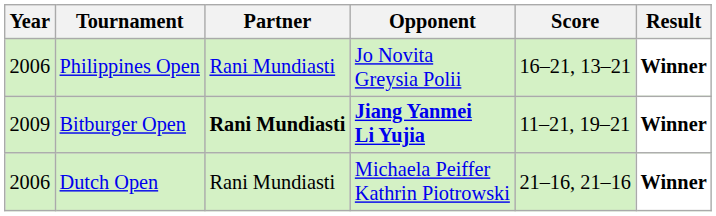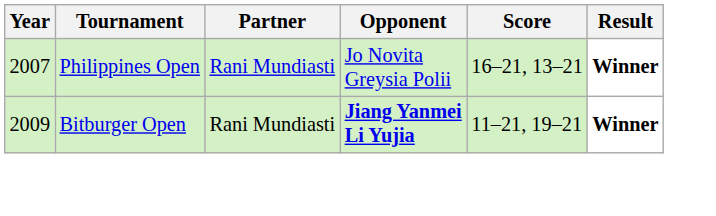(30, 67) 2006 -> (30, 67) 2007
(277, 124) bold -> (272, 124) normal
- row: (109, 182)
